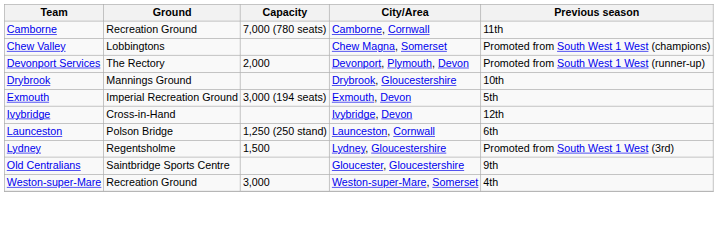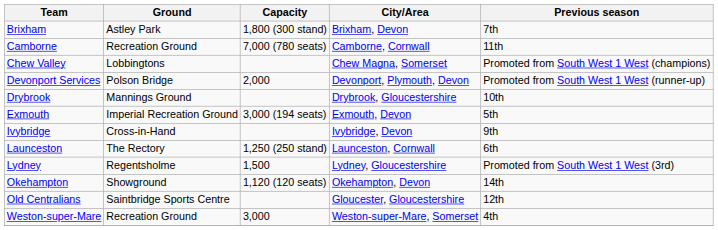+ row: (26, 30)
(135, 64) The Rectory -> (140, 81) Polson Bridge
(494, 115) 12th -> (491, 132) 9th
(140, 132) Polson Bridge -> (135, 149) The Rectory
+ row: (37, 183)
(491, 166) 9th -> (494, 200) 12th
